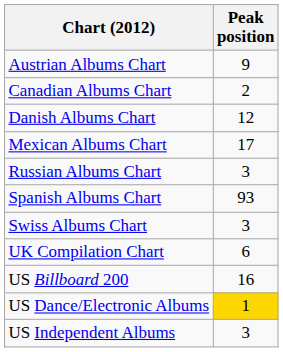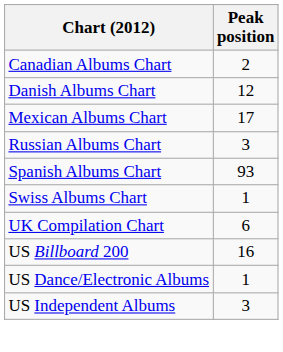- row: (87, 63)
(246, 225) 3 -> (246, 198) 1
(246, 306) gold background -> (246, 279) no background
